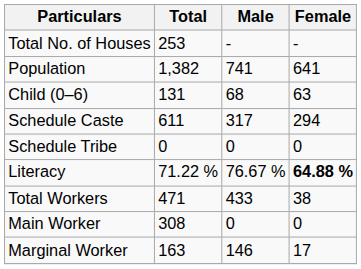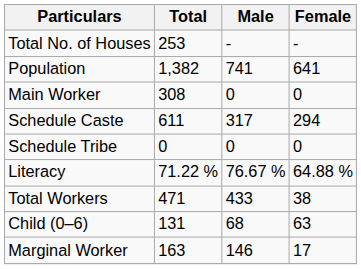rows swapped: (48, 95) <-> (54, 224)
(323, 172) bold -> (323, 172) normal
